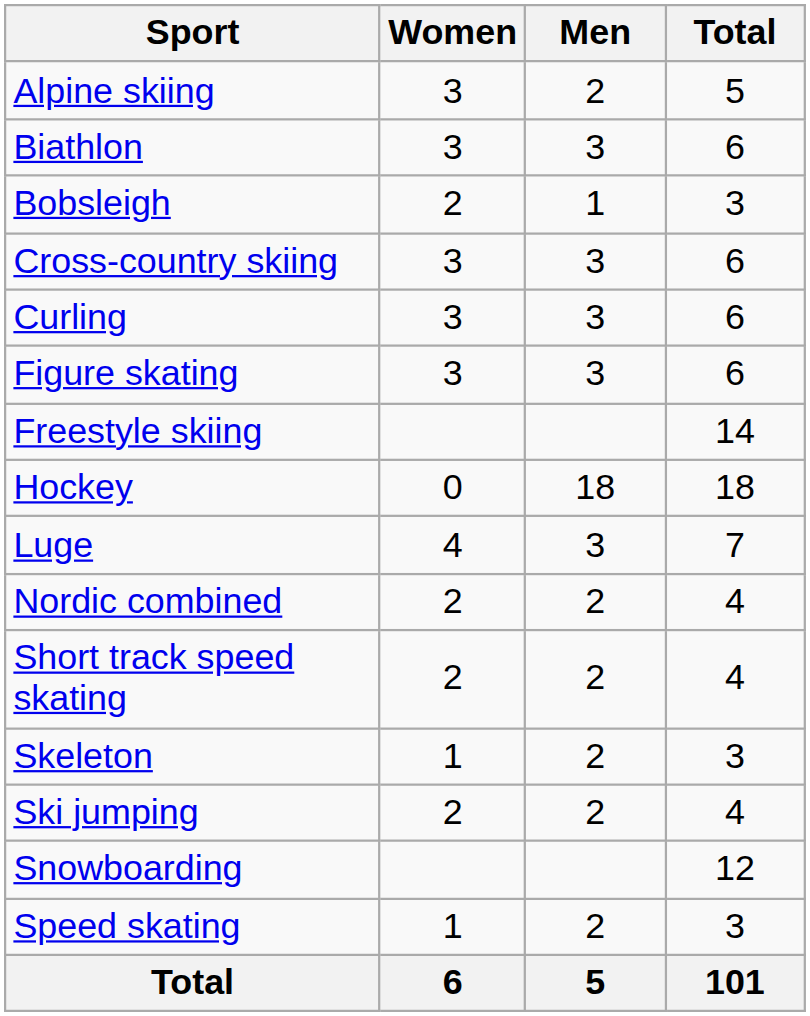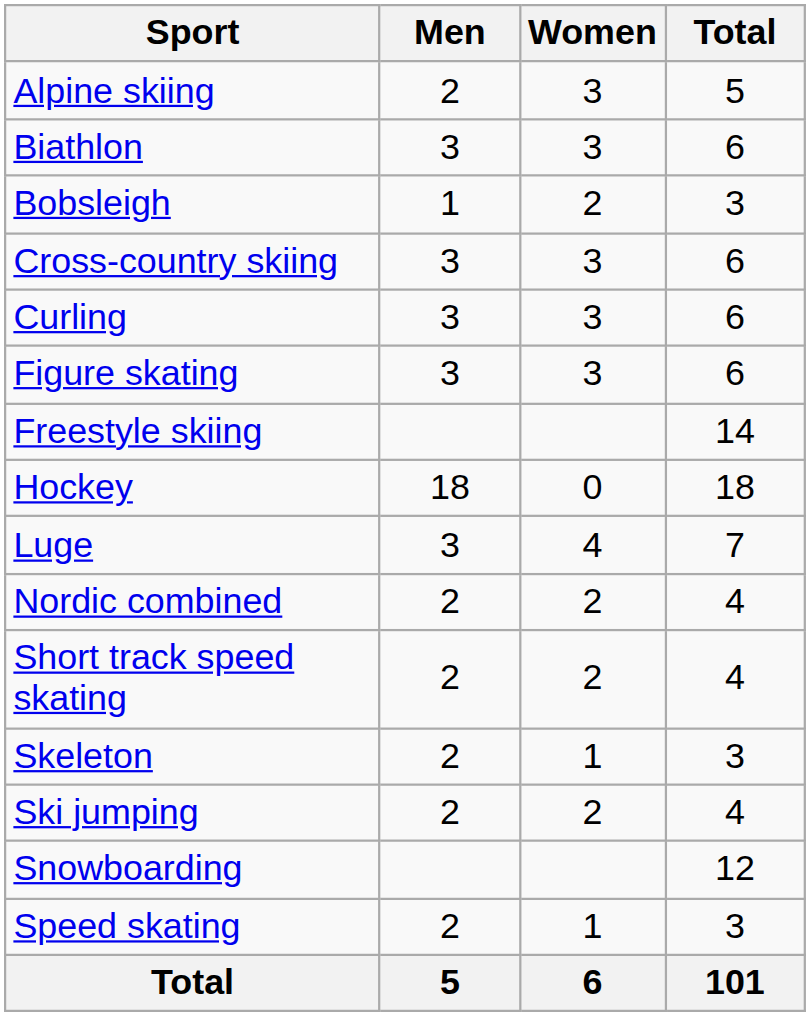columns swapped: (595, 32) <-> (453, 32)
